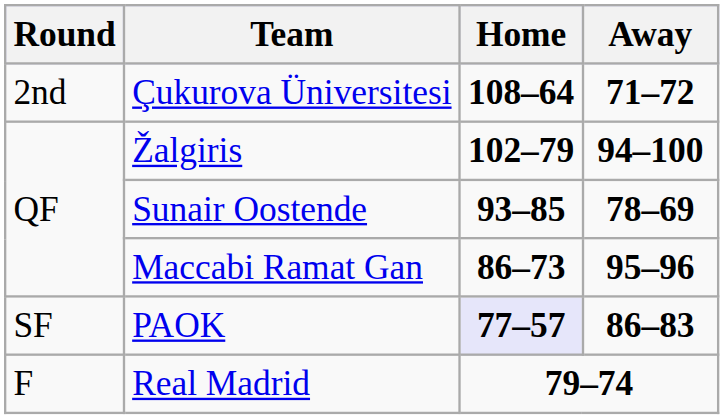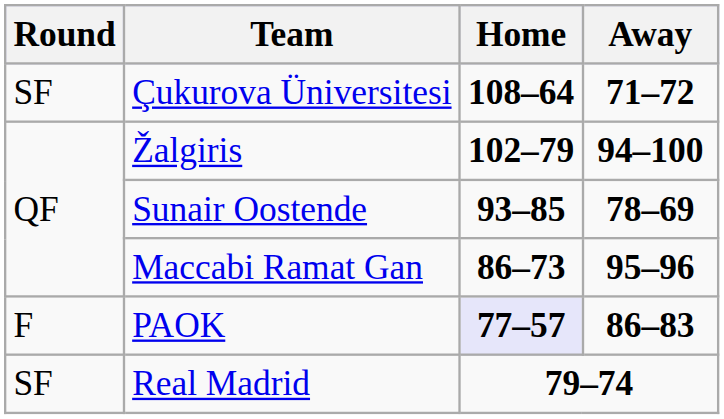(40, 92) 2nd -> (33, 92) SF
(33, 325) SF -> (23, 325) F
(23, 384) F -> (33, 384) SF
